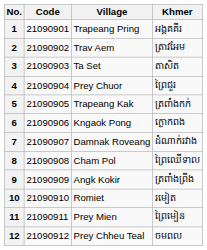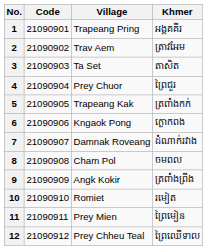(177, 160) ព្រៃឈើទាល -> (168, 160) ចមពល
(168, 235) ចមពល -> (177, 235) ព្រៃឈើទាល
